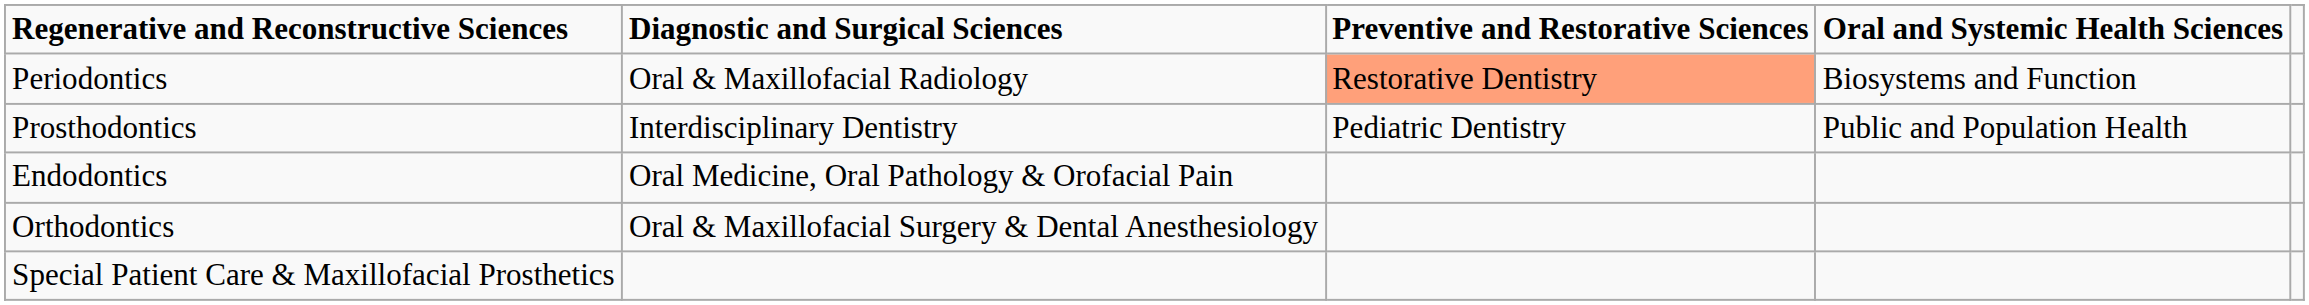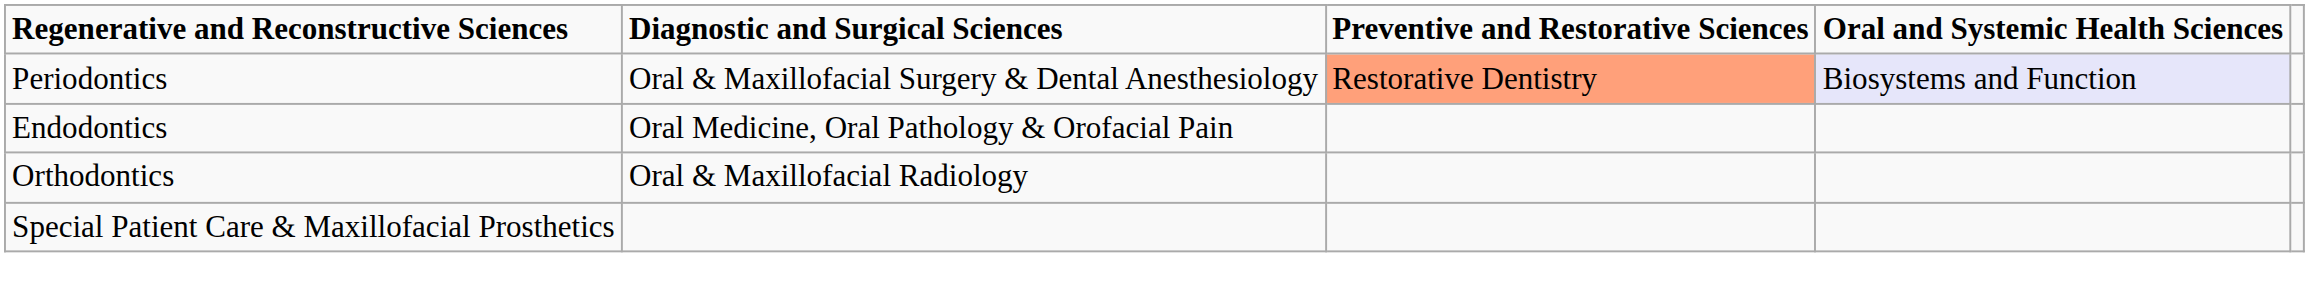(829, 78) Oral & Maxillofacial Radiology -> (974, 78) Oral & Maxillofacial Surgery & Dental Anesthesiology
(1980, 78) no background -> (1980, 78) lavender background
- row: (104, 127)
(974, 226) Oral & Maxillofacial Surgery & Dental Anesthesiology -> (829, 176) Oral & Maxillofacial Radiology
